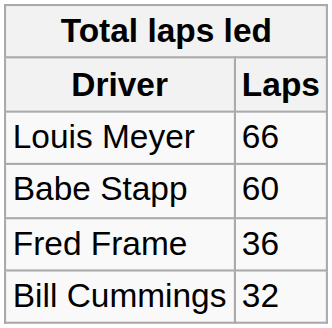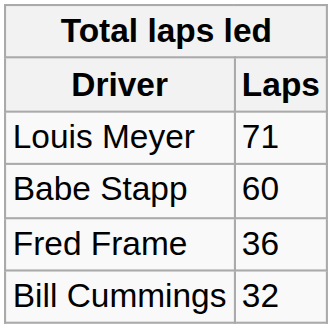(260, 137) 66 -> (260, 137) 71
